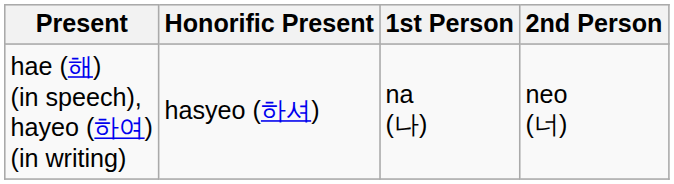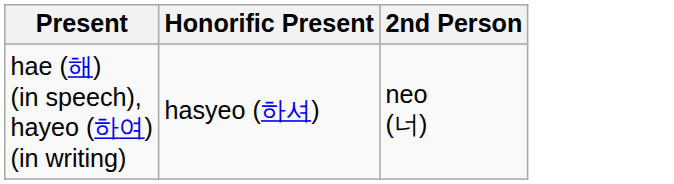- column: (450, 24)
